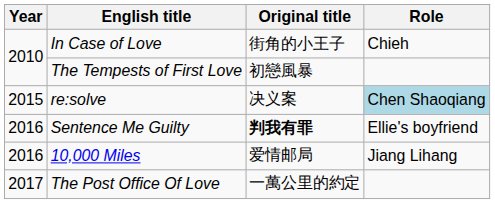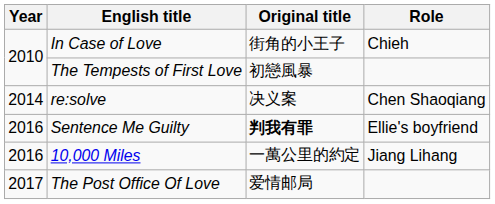(26, 99) 2015 -> (26, 99) 2014
(427, 99) lightblue background -> (427, 99) no background
(281, 155) 爱情邮局 -> (305, 155) 一萬公里的約定
(305, 183) 一萬公里的約定 -> (281, 183) 爱情邮局
